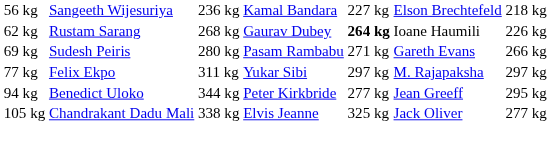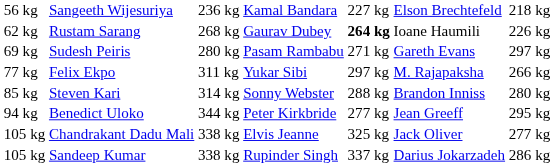(526, 51) 266 kg -> (530, 51) 297 kg
(526, 72) 297 kg -> (530, 72) 266 kg
+ row: (85, 93)
+ row: (97, 155)
